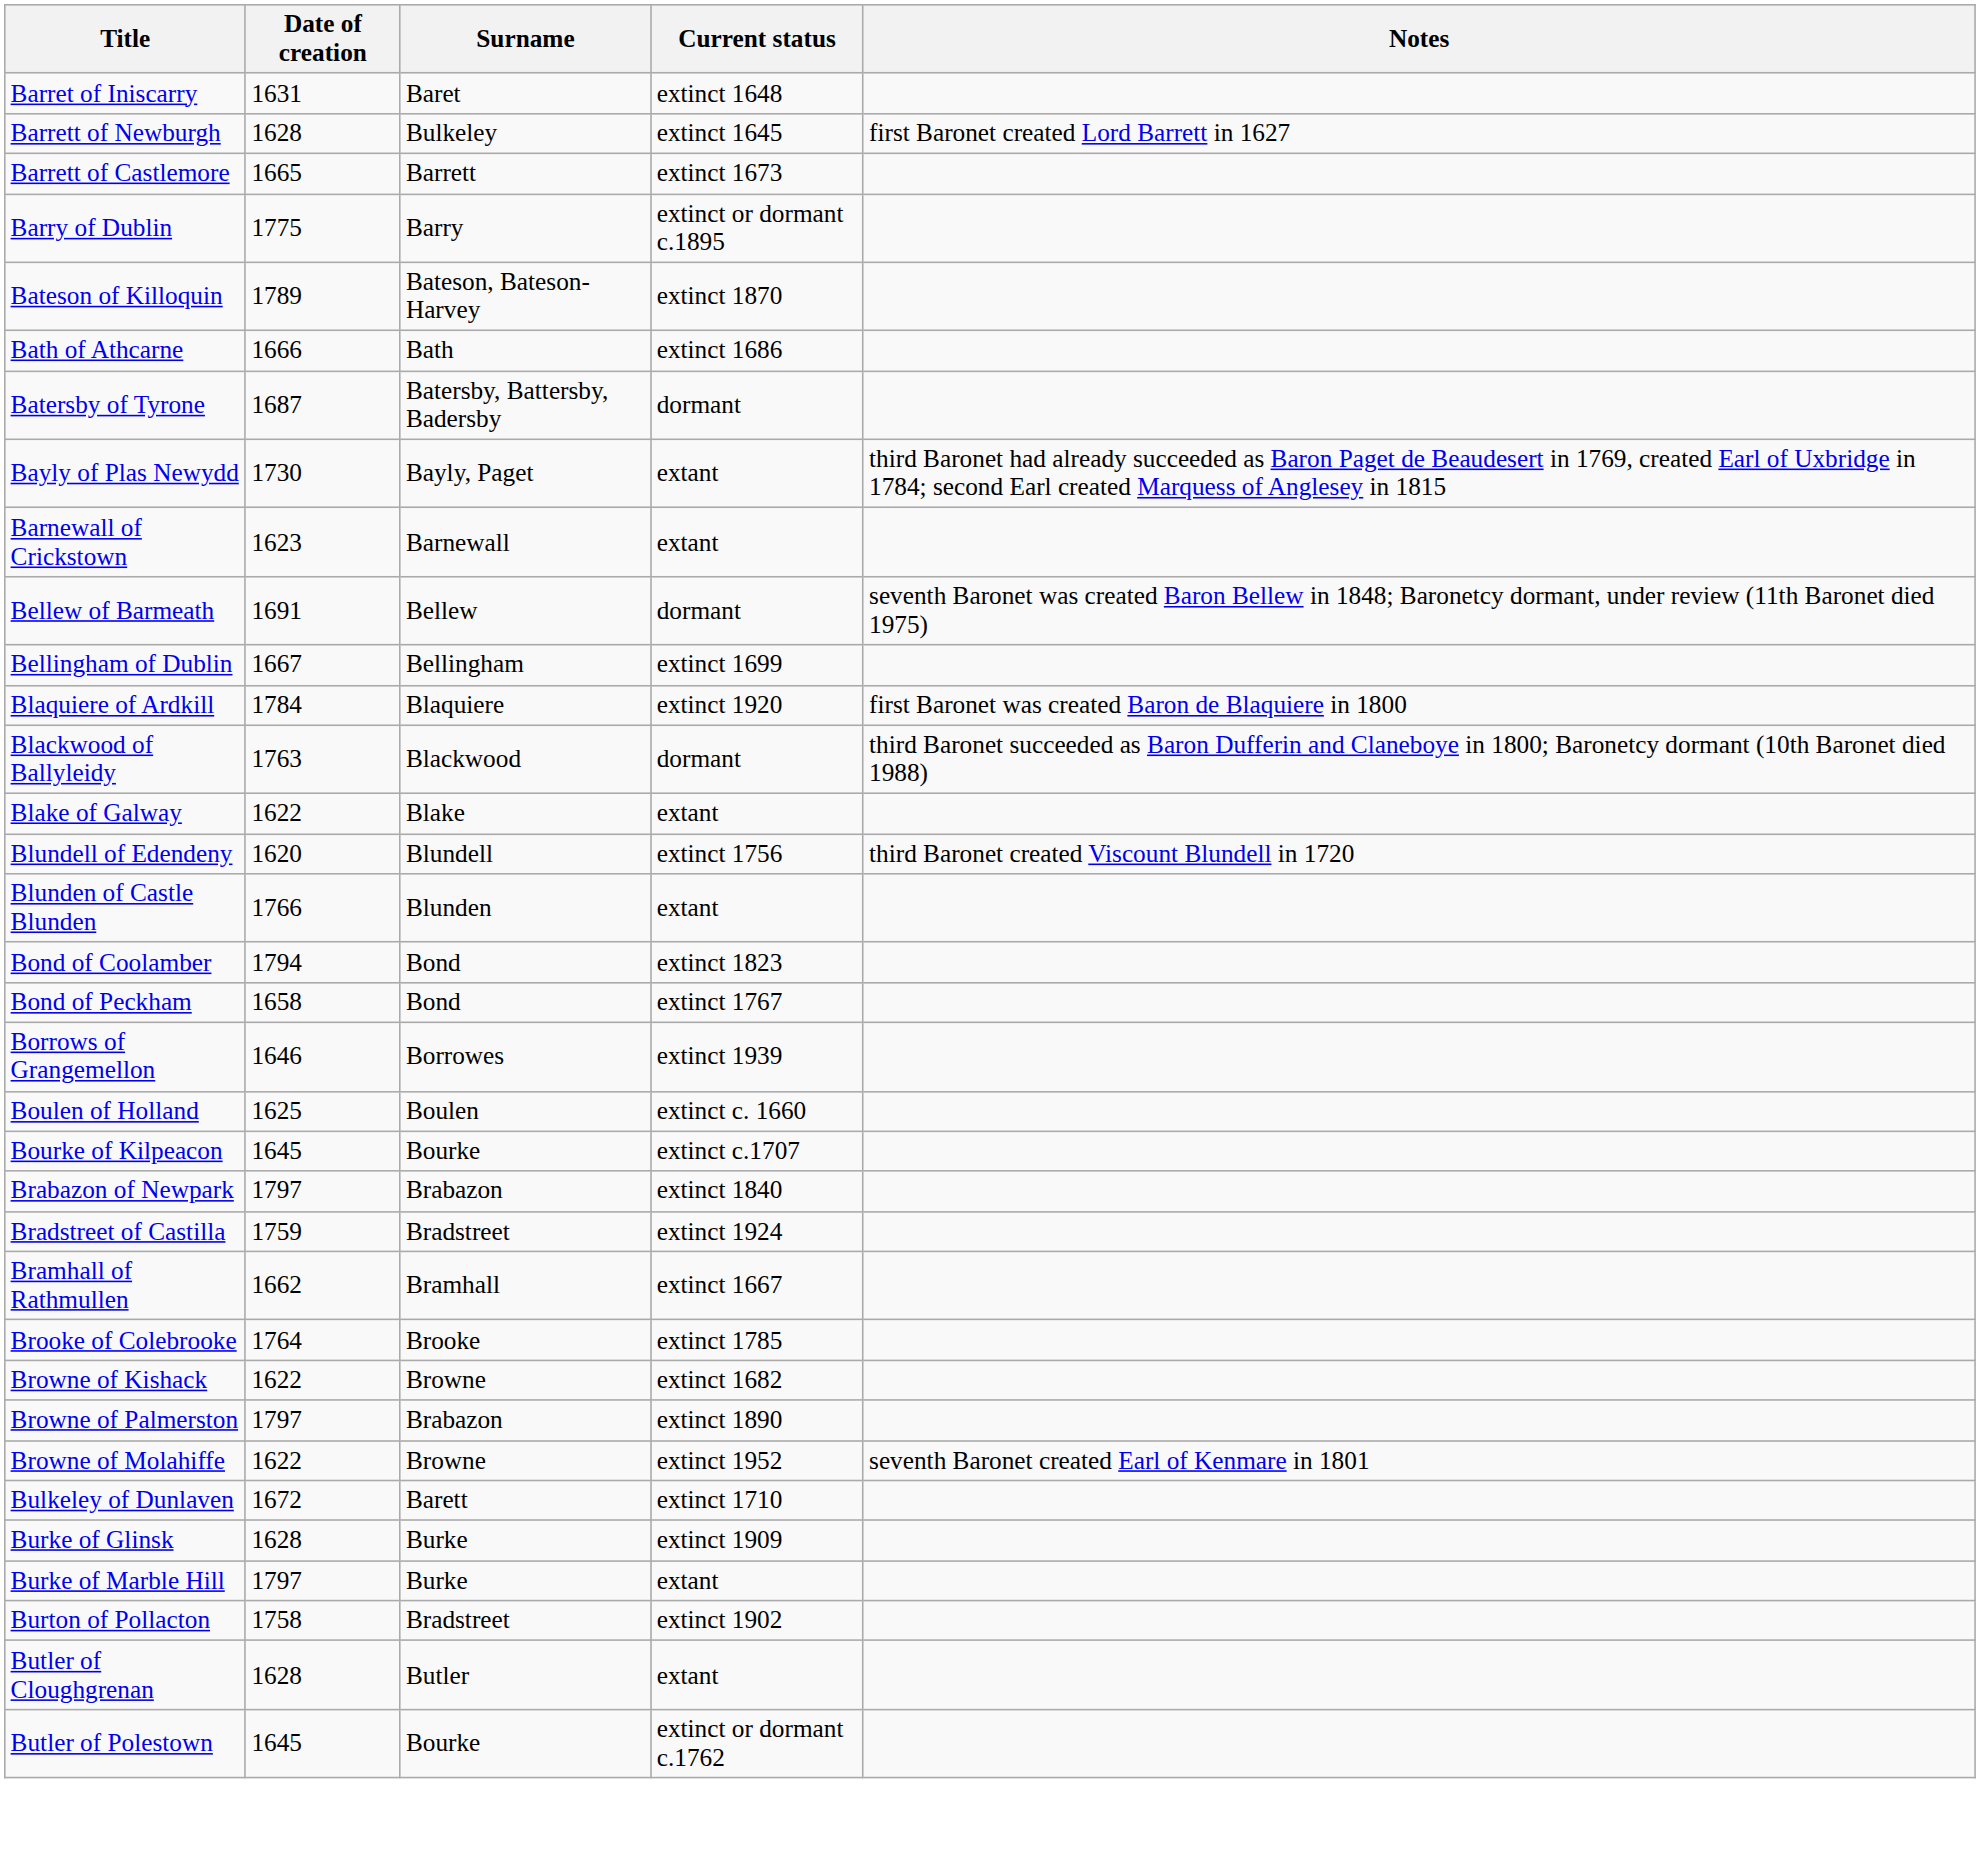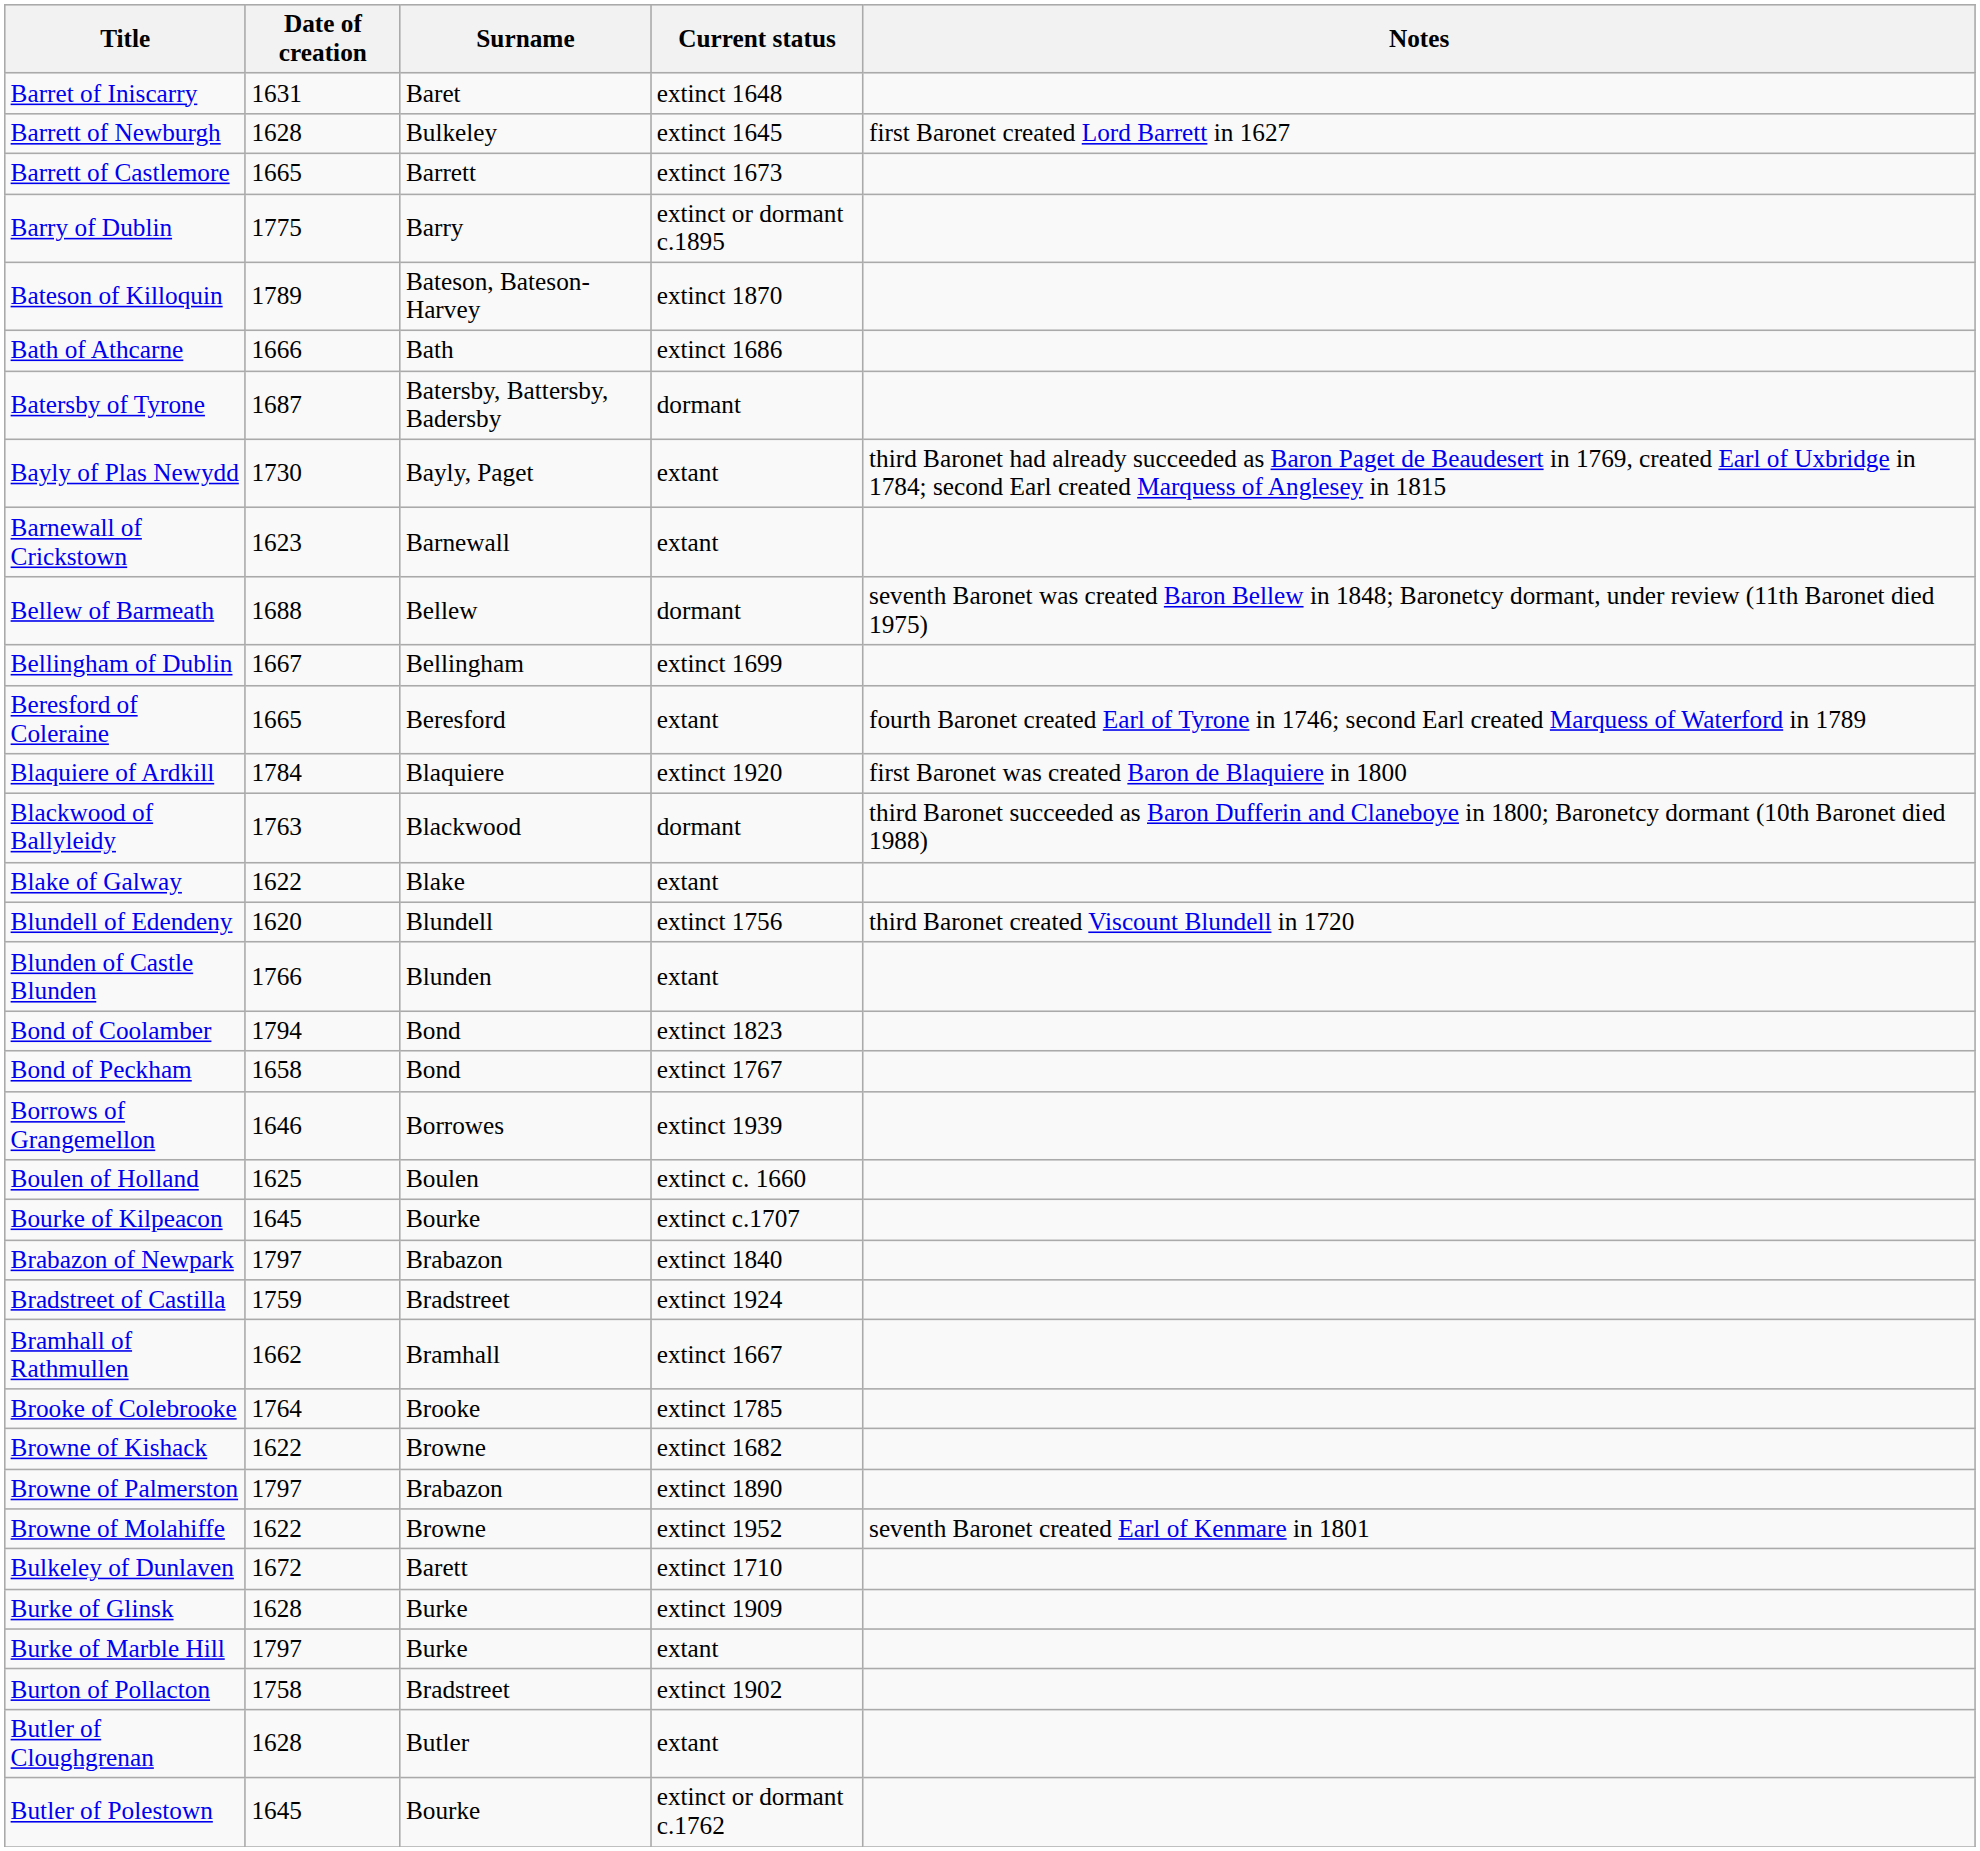(277, 610) 1691 -> (277, 610) 1688
+ row: (74, 718)
